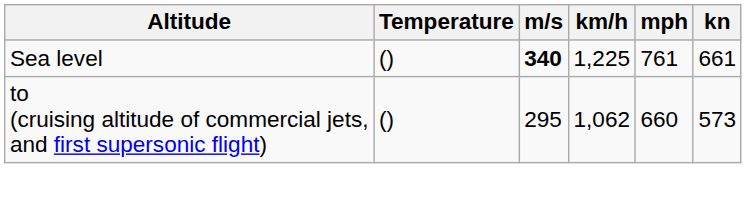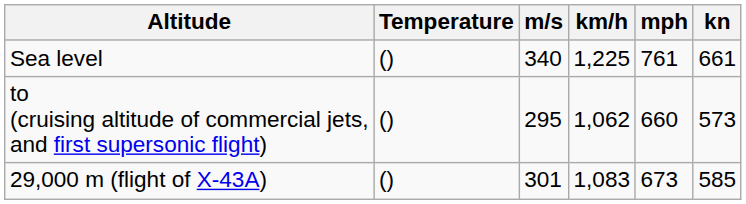(543, 58) bold -> (543, 58) normal
+ row: (138, 180)
